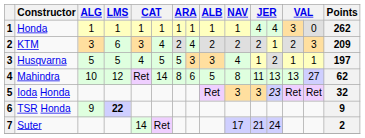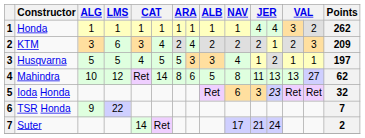(314, 28) 0 -> (314, 28) 2
(238, 92) 3 -> (238, 92) 6
(118, 108) bold -> (118, 108) normal
(342, 108) 9 -> (342, 108) 7
